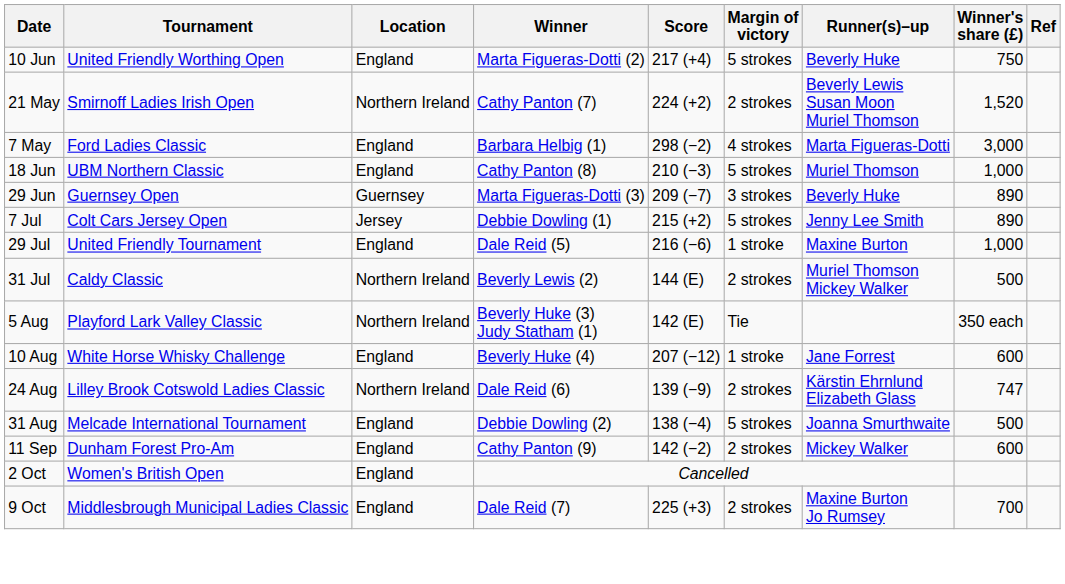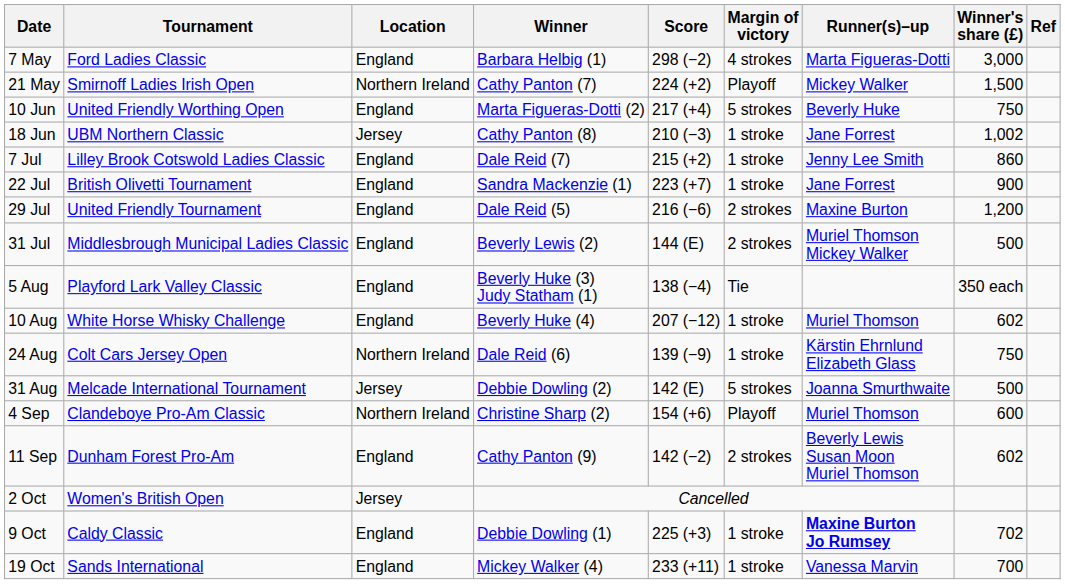rows swapped: (30, 145) <-> (32, 60)
(760, 103) 2 strokes -> (752, 85) Playoff
(862, 103) Beverly Lewis Susan Moon Muriel Thomson -> (857, 85) Mickey Walker
(1003, 103) 1,520 -> (1003, 85) 1,500
(385, 170) England -> (379, 135) Jersey
(760, 170) 5 strokes -> (756, 135) 1 stroke
(862, 170) Muriel Thomson -> (850, 135) Jane Forrest
(1003, 170) 1,000 -> (1003, 135) 1,002
- row: (32, 195)
(147, 220) Colt Cars Jersey Open -> (196, 160) Lilley Brook Cotswold Ladies Classic
(379, 220) Jersey -> (385, 160) England
(544, 220) Debbie Dowling (1) -> (524, 160) Dale Reid (7)
(760, 220) 5 strokes -> (756, 160) 1 stroke
(1010, 220) 890 -> (1010, 160) 860
+ row: (29, 185)
(756, 245) 1 stroke -> (760, 210) 2 strokes
(1003, 245) 1,000 -> (1003, 210) 1,200
(115, 279) Caldy Classic -> (208, 244) Middlesbrough Municipal Ladies Classic
(413, 279) Northern Ireland -> (385, 244) England
(413, 322) Northern Ireland -> (385, 287) England
(678, 322) 142 (E) -> (682, 287) 138 (−4)
(850, 356) Jane Forrest -> (862, 321) Muriel Thomson
(1010, 356) 600 -> (1010, 321) 602
(196, 390) Lilley Brook Cotswold Ladies Classic -> (147, 354) Colt Cars Jersey Open
(760, 390) 2 strokes -> (756, 354) 1 stroke
(1010, 390) 747 -> (1010, 354) 750
(385, 424) England -> (379, 388) Jersey
(682, 424) 138 (−4) -> (678, 388) 142 (E)
+ row: (29, 413)
(857, 449) Mickey Walker -> (862, 456) Beverly Lewis Susan Moon Muriel Thomson
(1010, 449) 600 -> (1010, 456) 602
(385, 474) England -> (379, 499) Jersey
(208, 508) Middlesbrough Municipal Ladies Classic -> (115, 533) Caldy Classic
(524, 508) Dale Reid (7) -> (544, 533) Debbie Dowling (1)
(760, 508) 2 strokes -> (756, 533) 1 stroke
(857, 508) normal -> (861, 533) bold
(1010, 508) 700 -> (1010, 533) 702
+ row: (31, 566)
